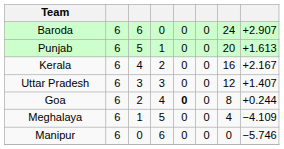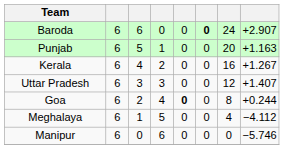(207, 30) normal -> (207, 30) bold
(260, 48) +1.613 -> (260, 48) +1.163
(260, 65) +2.167 -> (260, 65) +1.267
(260, 118) −4.109 -> (260, 118) −4.112
